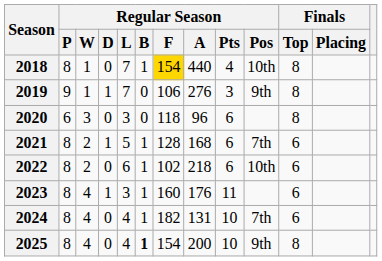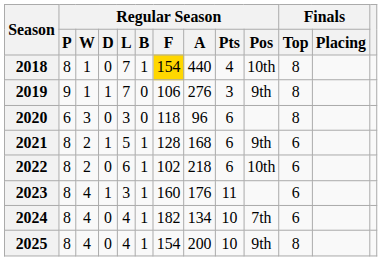(261, 142) 7th -> (261, 142) 9th
(200, 218) 131 -> (200, 218) 134
(144, 243) bold -> (144, 243) normal
